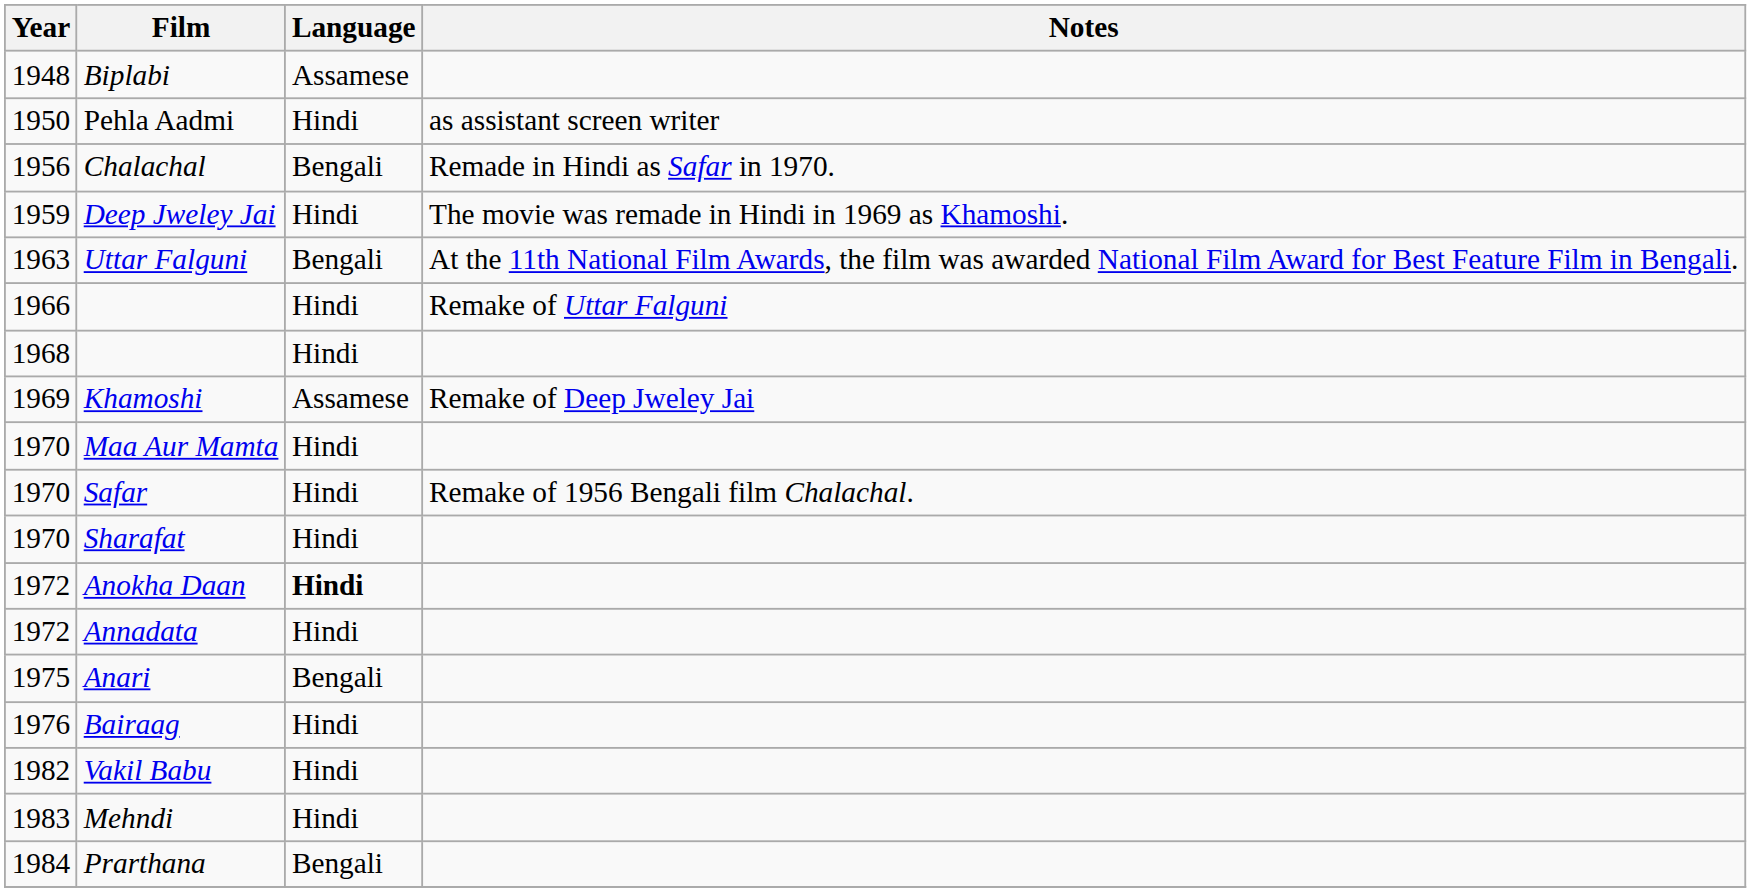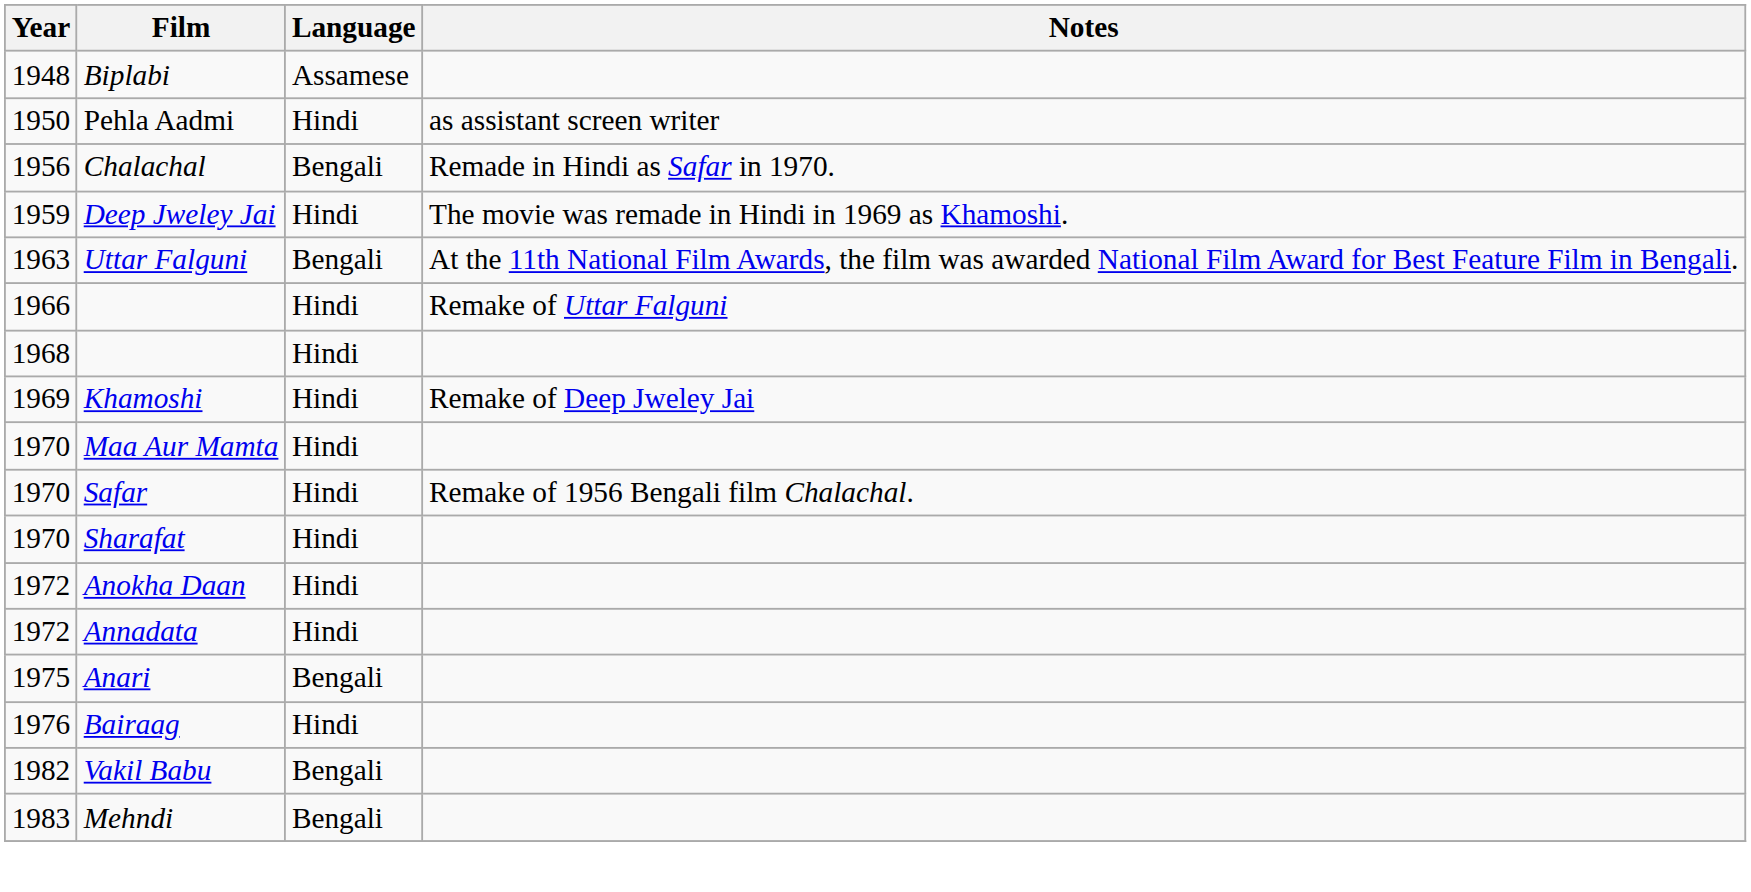(350, 399) Assamese -> (325, 399) Hindi
(328, 584) bold -> (325, 584) normal
(325, 770) Hindi -> (337, 770) Bengali
(325, 817) Hindi -> (337, 817) Bengali
- row: (41, 863)
